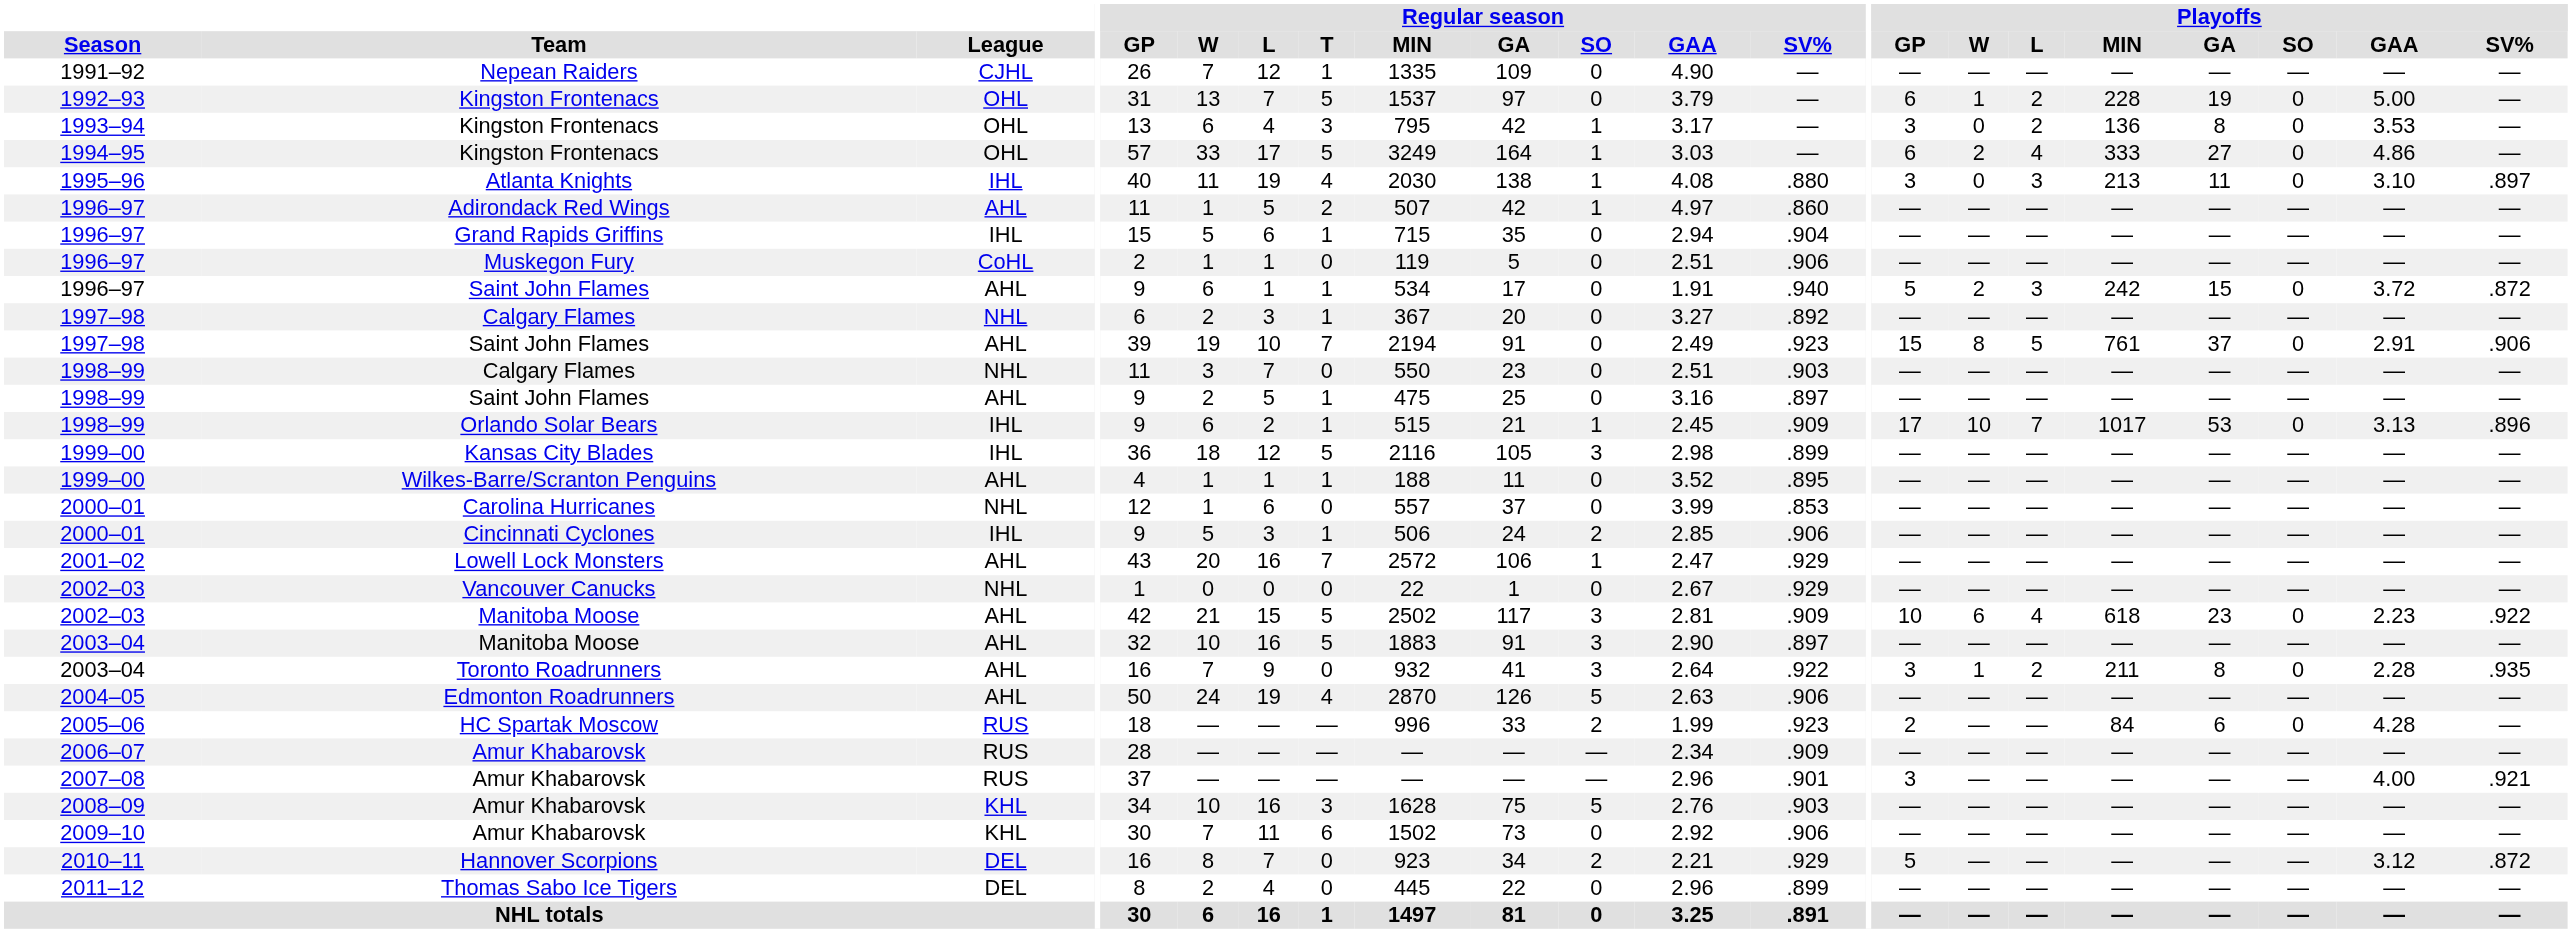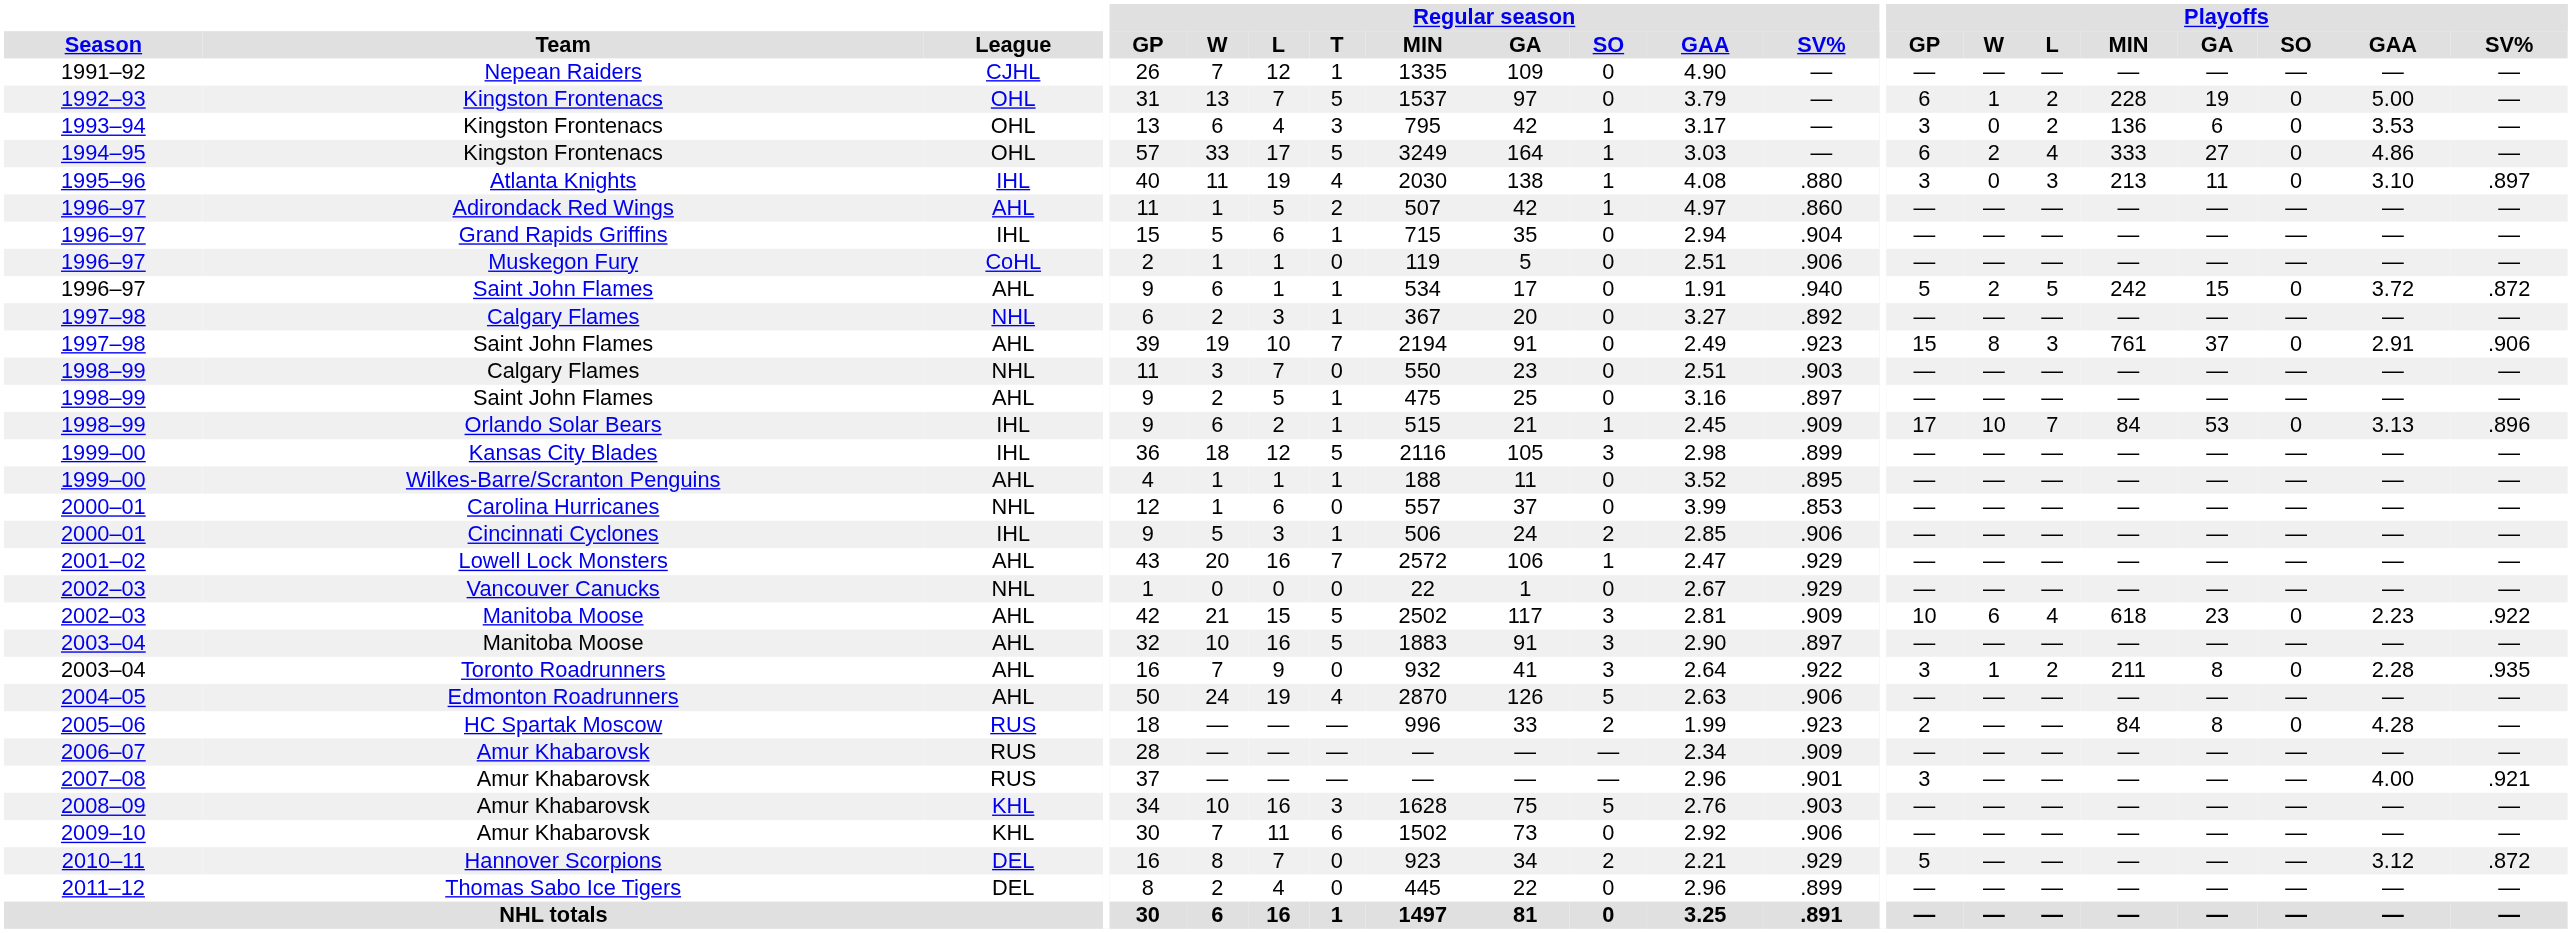(2220, 126) 8 -> (2217, 126) 6
(2037, 289) 3 -> (2052, 289) 5
(2037, 343) 5 -> (2052, 343) 3
(2122, 425) 1017 -> (2128, 425) 84
(2220, 724) 6 -> (2217, 724) 8
